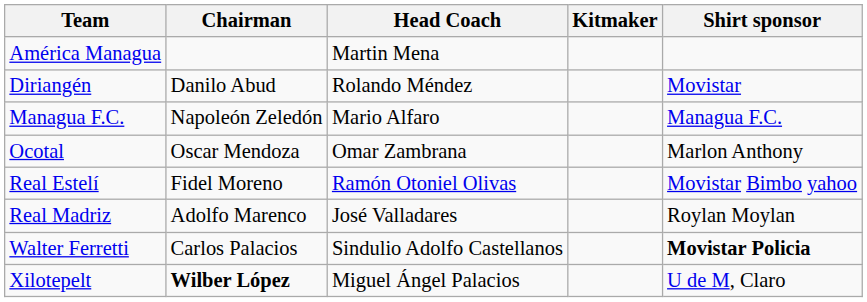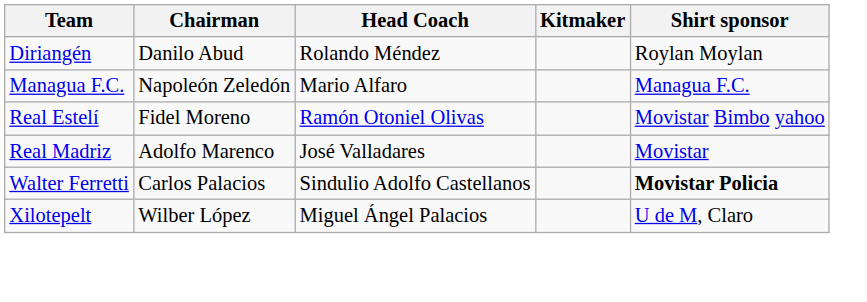- row: (85, 53)
(704, 85) Movistar -> (699, 53) Roylan Moylan
- row: (37, 150)
(731, 215) Roylan Moylan -> (672, 150) Movistar
(230, 280) bold -> (194, 215) normal
